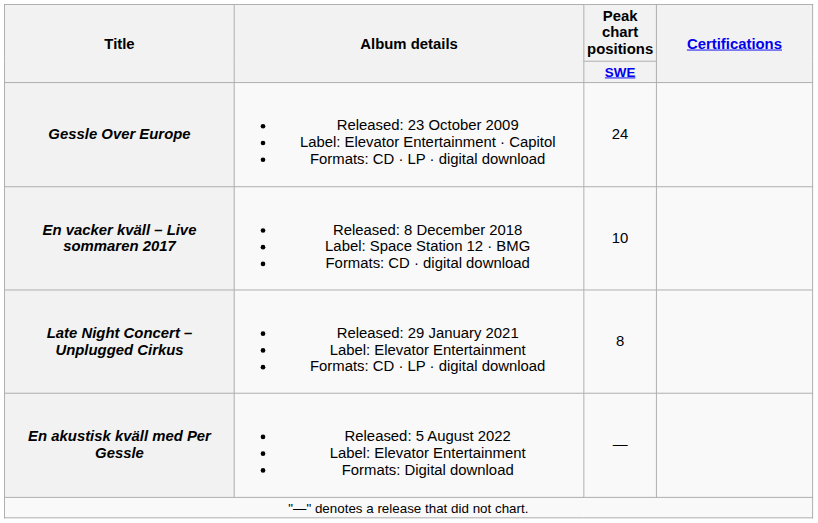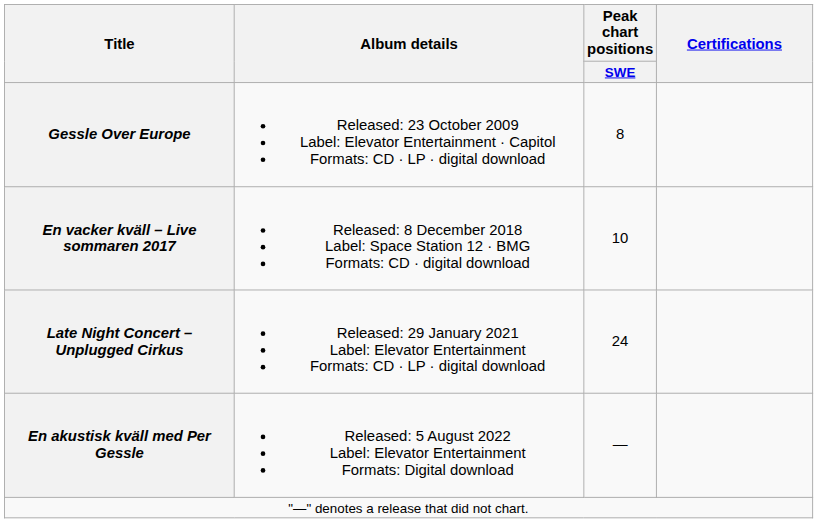(620, 134) 24 -> (620, 134) 8
(620, 341) 8 -> (620, 341) 24
